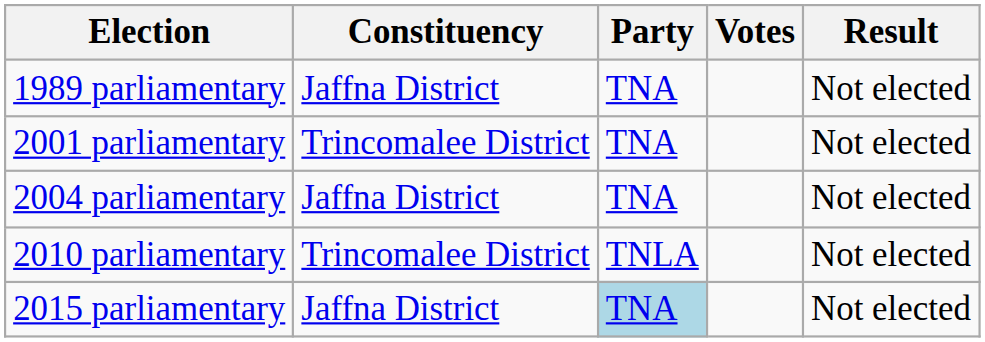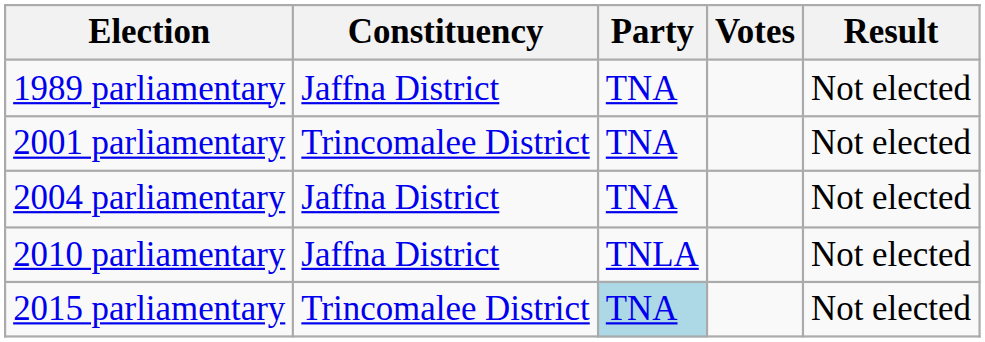(446, 253) Trincomalee District -> (400, 253) Jaffna District
(400, 308) Jaffna District -> (446, 308) Trincomalee District
